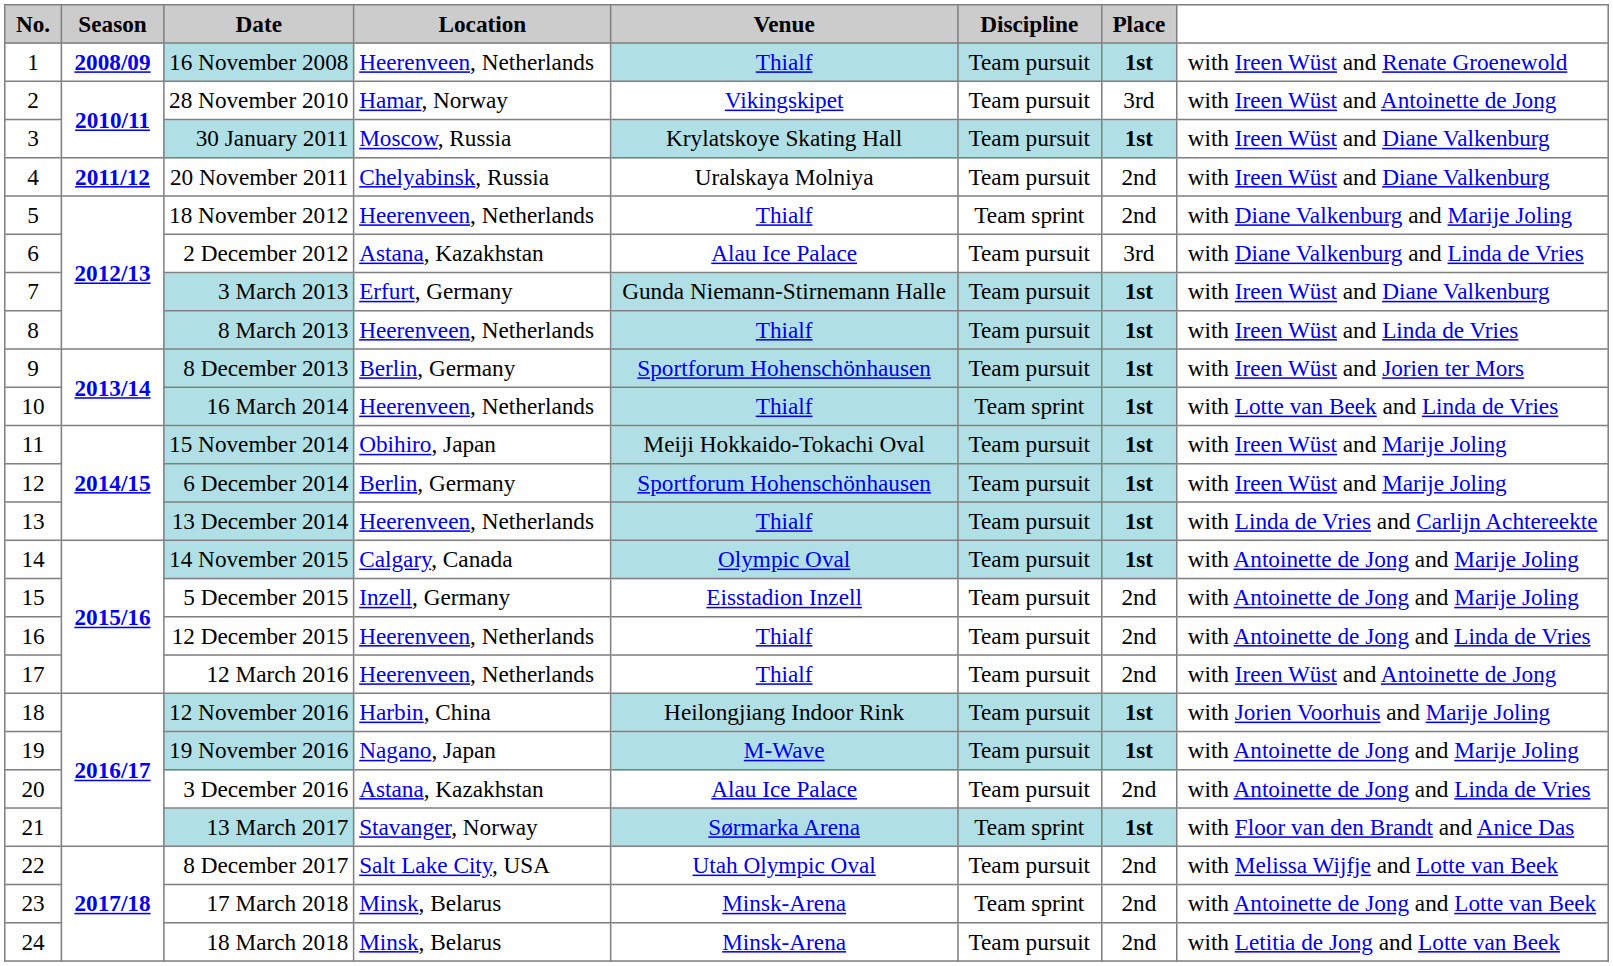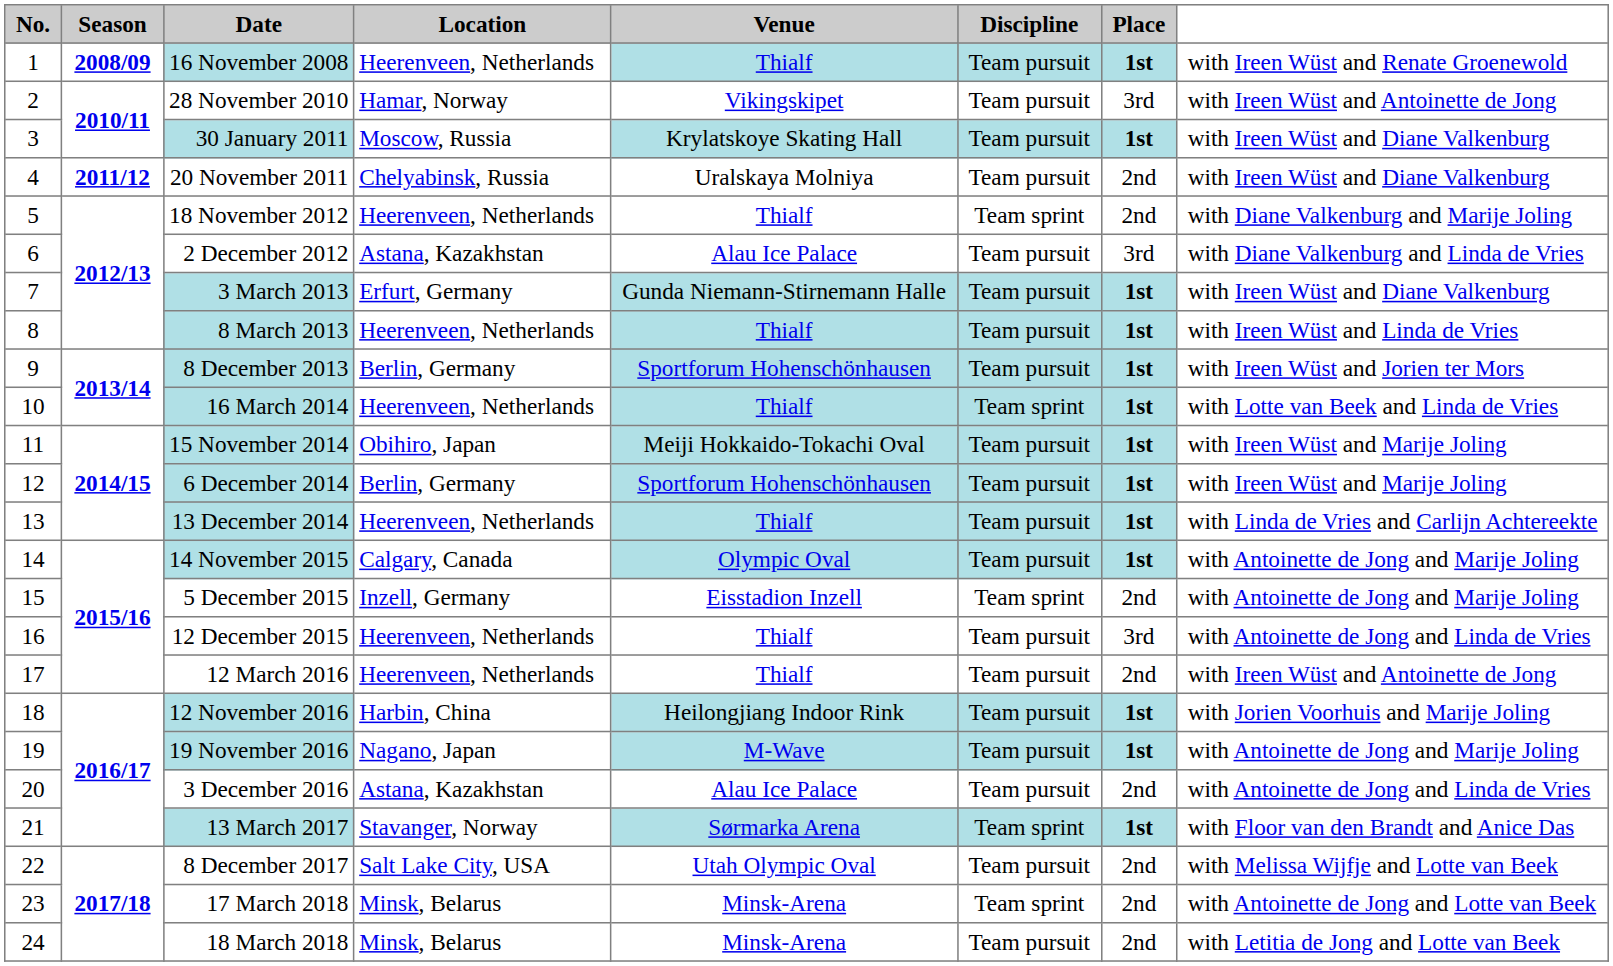(1029, 597) Team pursuit -> (1029, 597) Team sprint
(1139, 635) 2nd -> (1139, 635) 3rd
